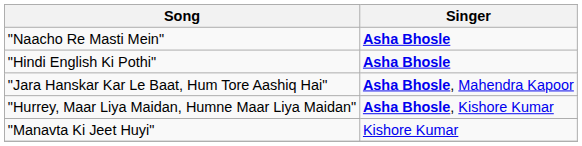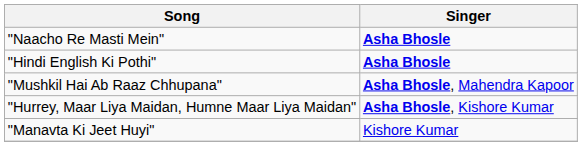- row: (168, 85)
+ row: (115, 85)
